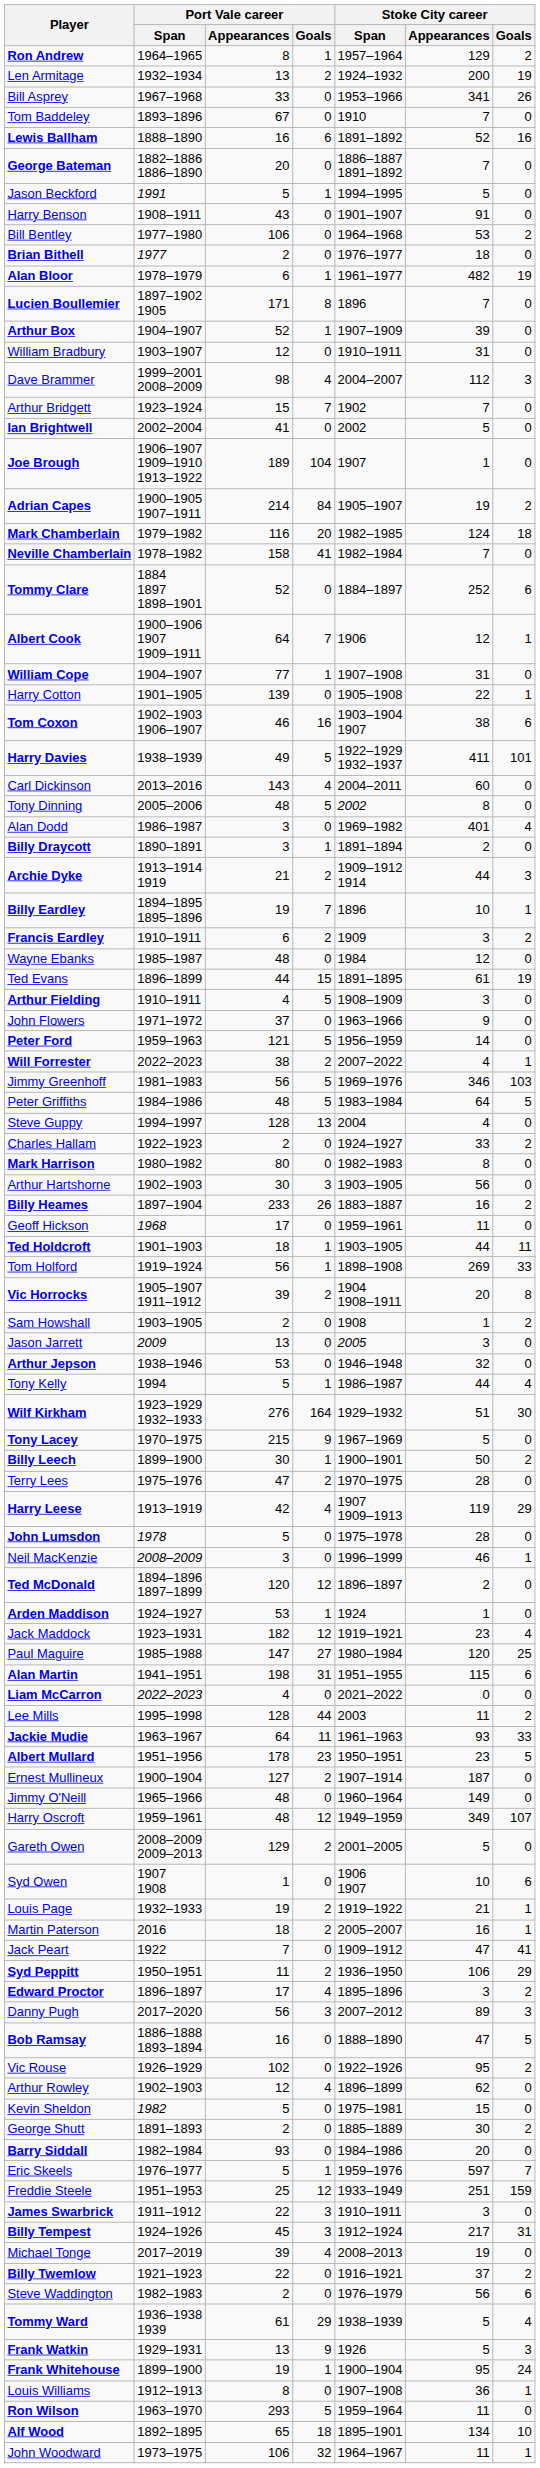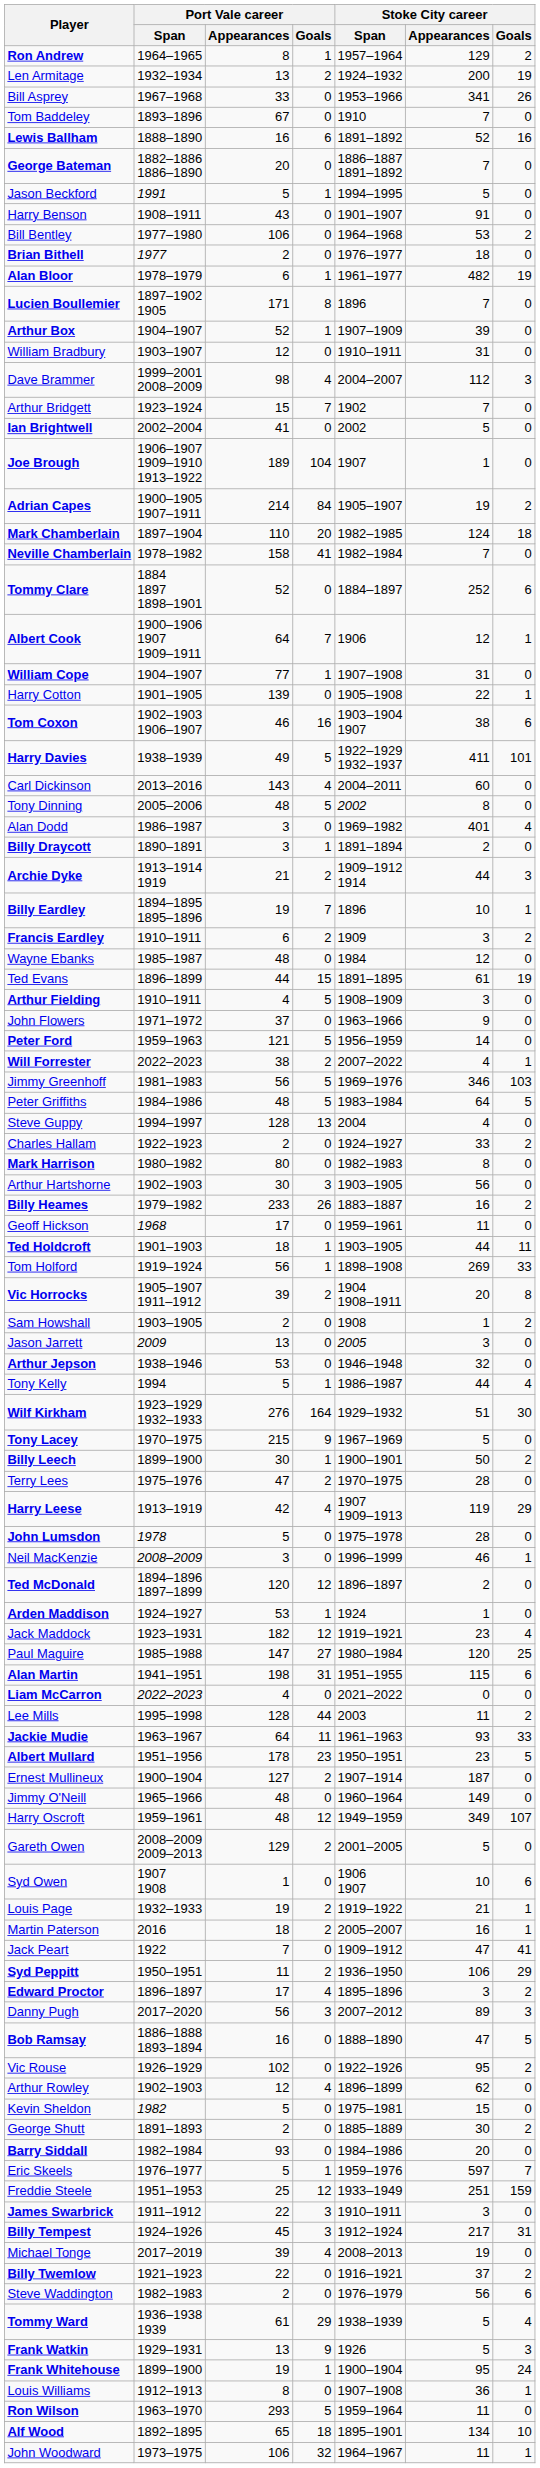(170, 533) 1979–1982 -> (170, 533) 1897–1904
(279, 533) 116 -> (279, 533) 110
(170, 1205) 1897–1904 -> (170, 1205) 1979–1982
